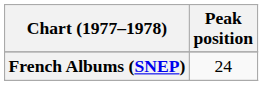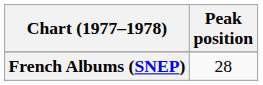(223, 66) 24 -> (223, 66) 28
